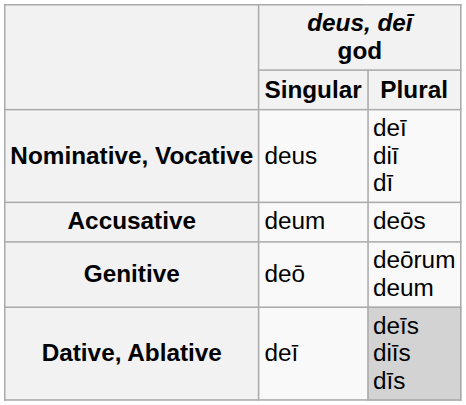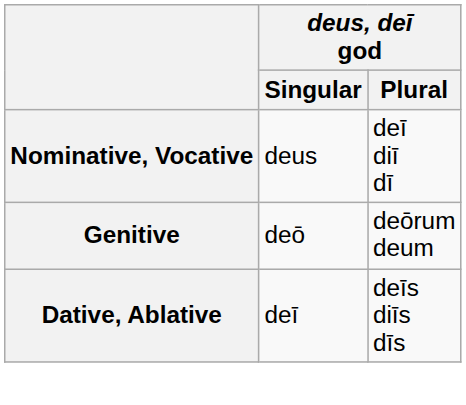- row: (132, 221)
(396, 353) lightgrey background -> (396, 314) no background
